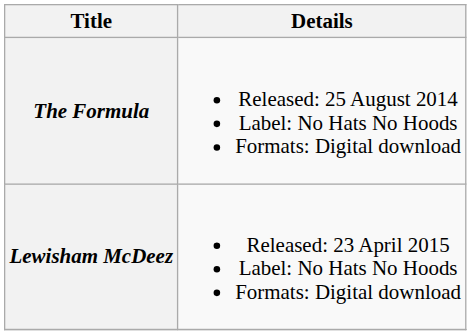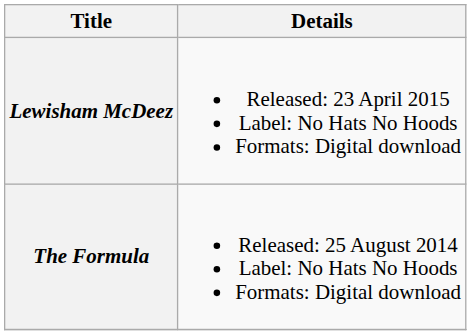rows swapped: (91, 110) <-> (91, 256)
